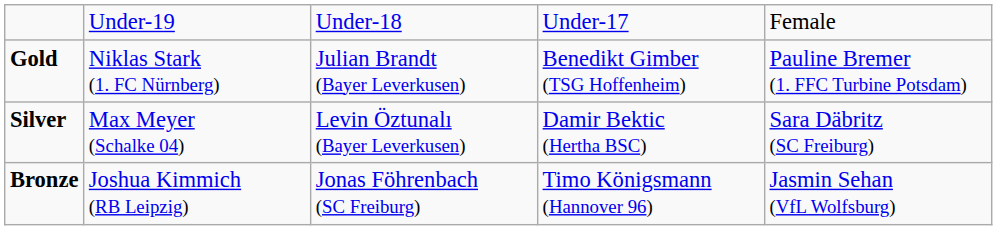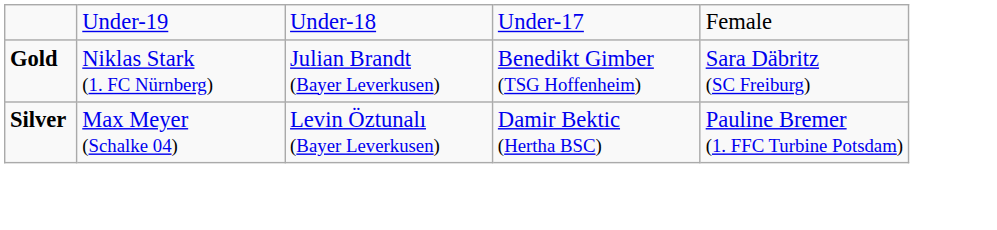(868, 70) Pauline Bremer (1. FFC Turbine Potsdam) -> (762, 70) Sara Däbritz (SC Freiburg)
(826, 132) Sara Däbritz (SC Freiburg) -> (804, 132) Pauline Bremer (1. FFC Turbine Potsdam)
- row: (44, 180)
